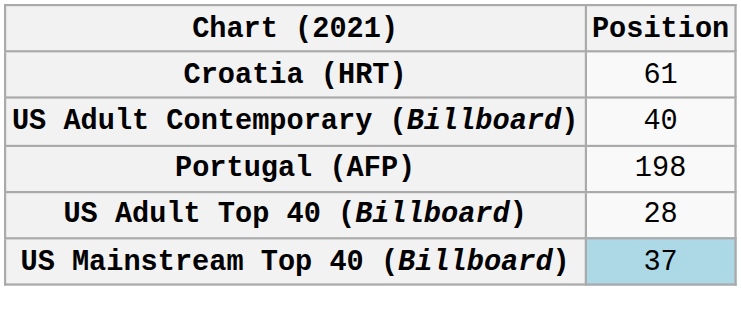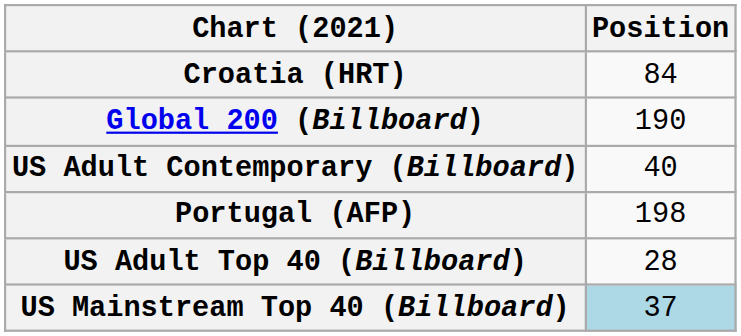(661, 75) 61 -> (661, 75) 84
+ row: (295, 122)
